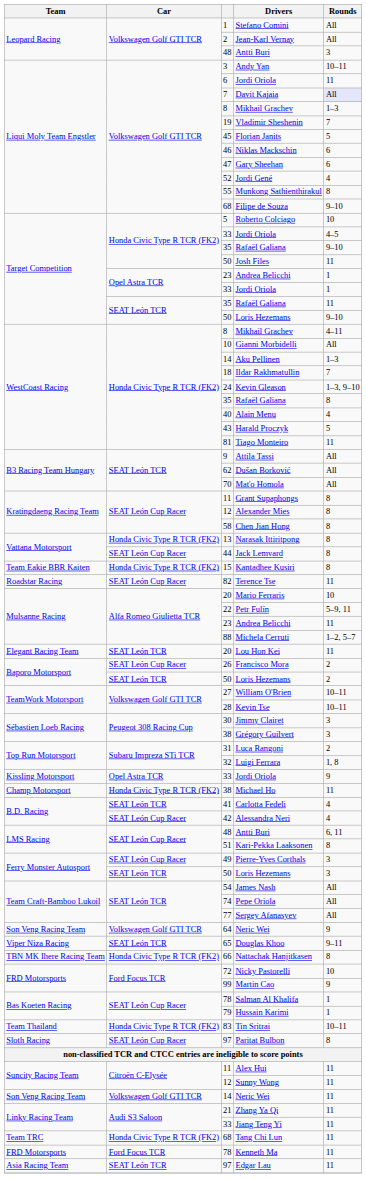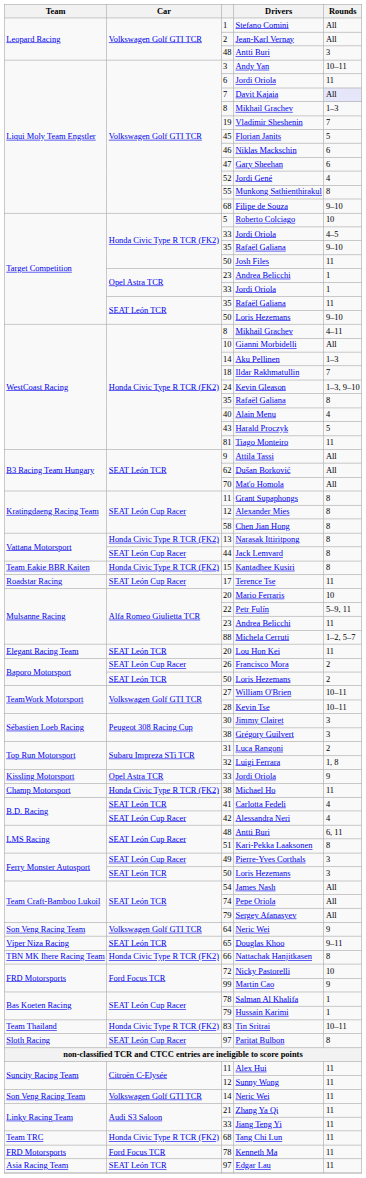(227, 581) 82 -> (227, 581) 17
(227, 915) 77 -> (227, 915) 79
